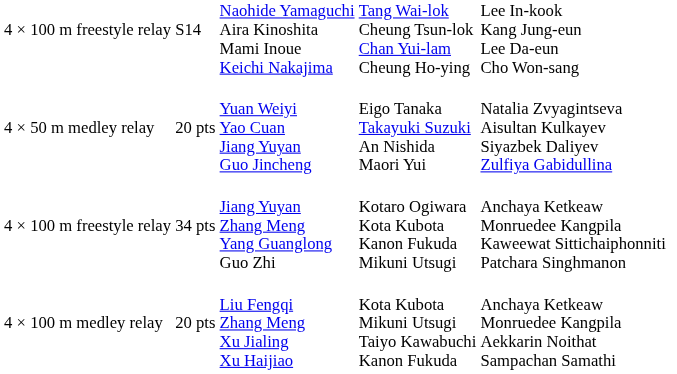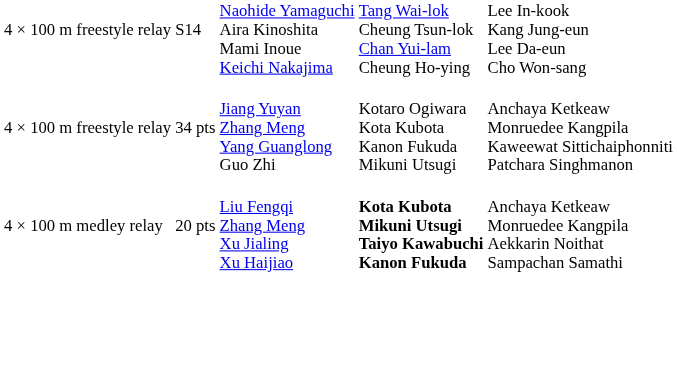- row: (79, 127)
(418, 332) normal -> (421, 234) bold
